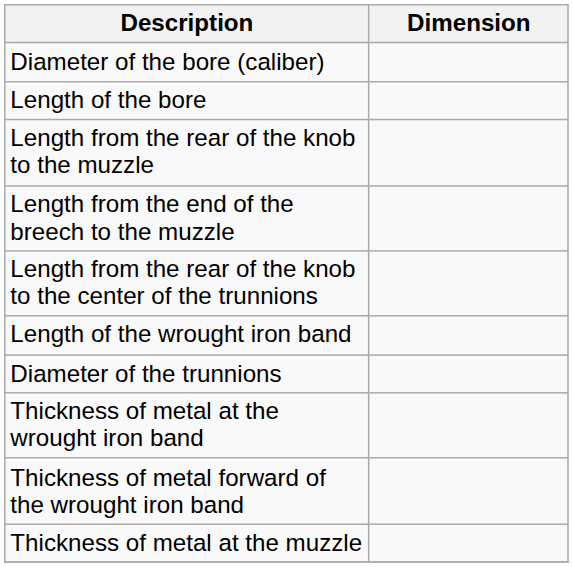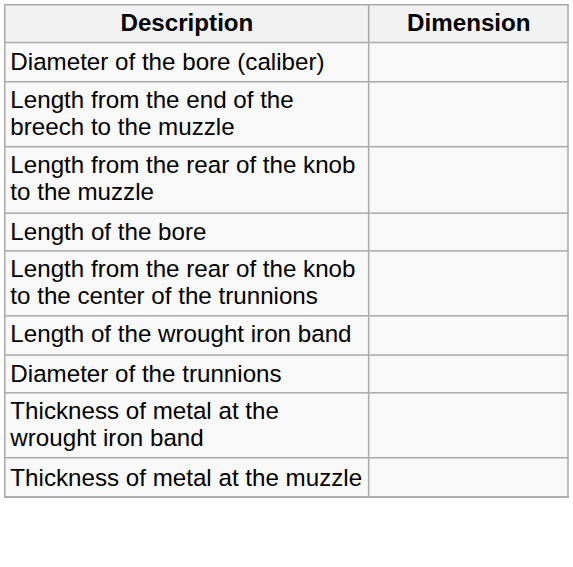rows swapped: (108, 100) <-> (152, 217)
- row: (168, 490)
